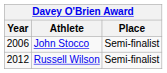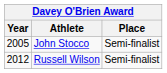(18, 44) 2006 -> (18, 44) 2005
